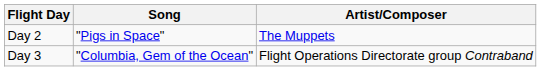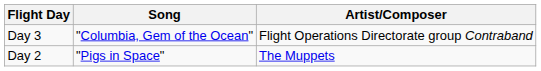rows swapped: (24, 35) <-> (24, 55)
